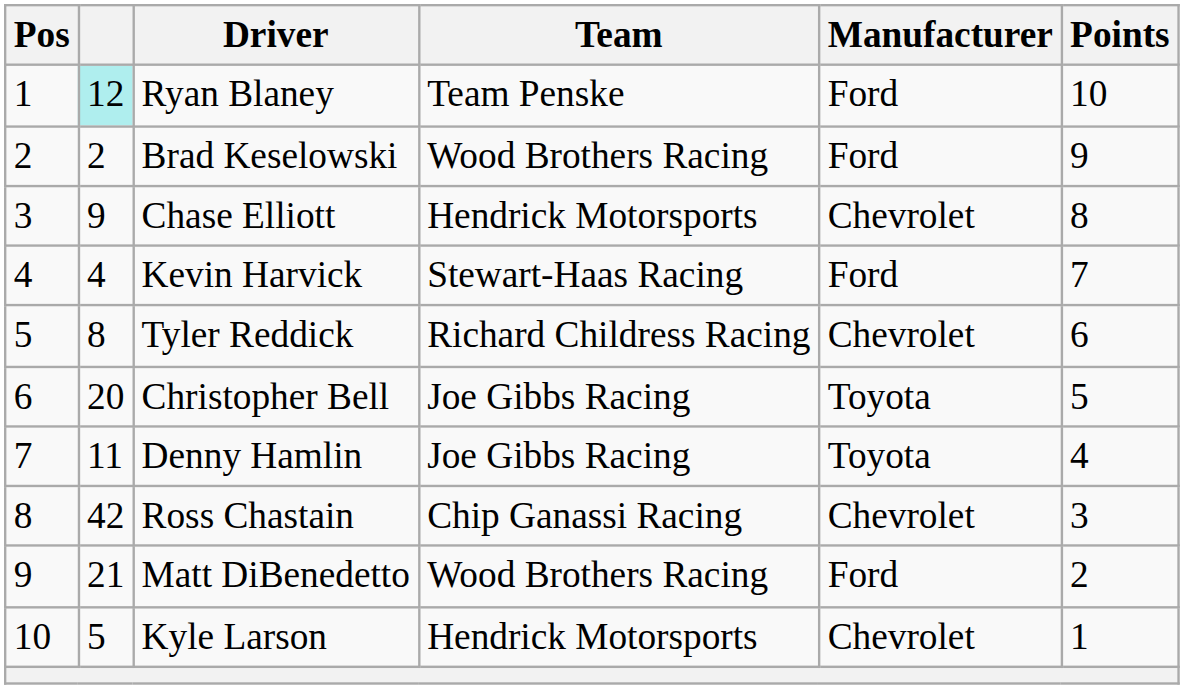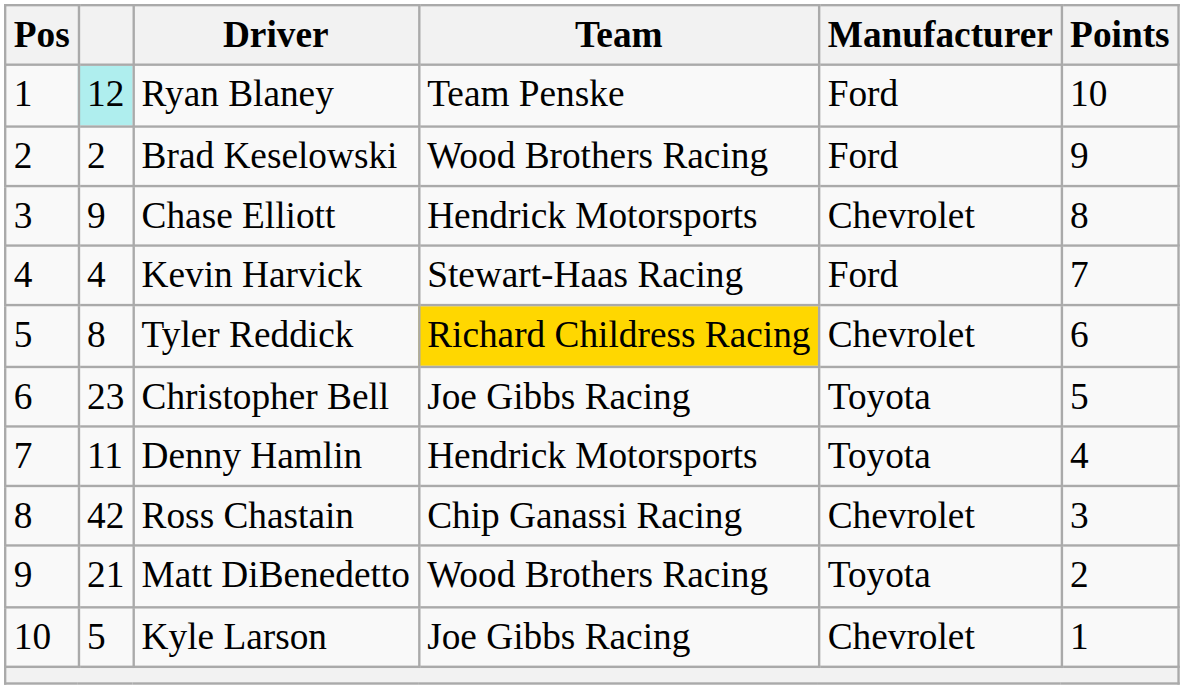(619, 334) no background -> (619, 334) gold background
(106, 394) 20 -> (106, 394) 23
(559, 454) Joe Gibbs Racing -> (592, 454) Hendrick Motorsports
(863, 575) Ford -> (879, 575) Toyota
(592, 635) Hendrick Motorsports -> (559, 635) Joe Gibbs Racing
